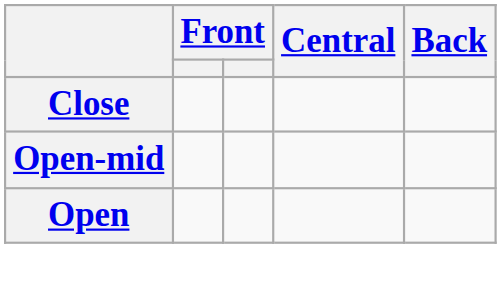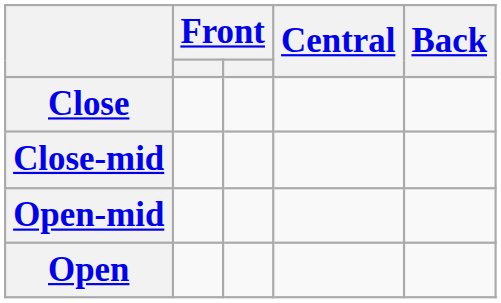+ row: (89, 158)
